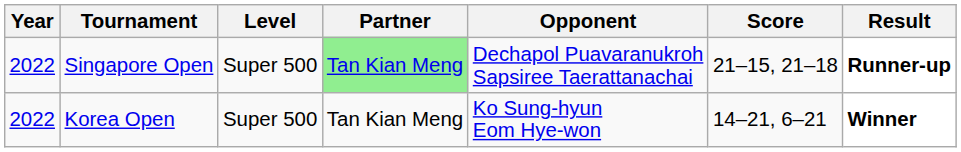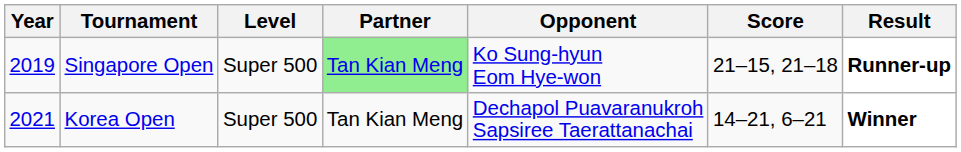(32, 65) 2022 -> (32, 65) 2019
(588, 65) Dechapol Puavaranukroh Sapsiree Taerattanachai -> (538, 65) Ko Sung-hyun Eom Hye-won
(32, 120) 2022 -> (32, 120) 2021
(538, 120) Ko Sung-hyun Eom Hye-won -> (588, 120) Dechapol Puavaranukroh Sapsiree Taerattanachai
